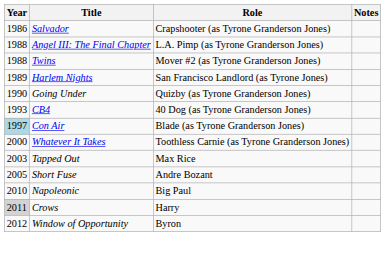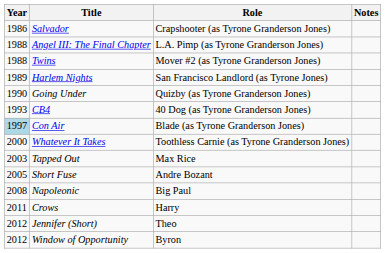(17, 191) 2010 -> (17, 191) 2008
(17, 207) lightgrey background -> (17, 207) no background
+ row: (64, 223)
